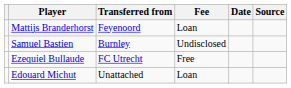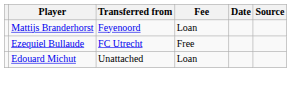- row: (42, 43)
